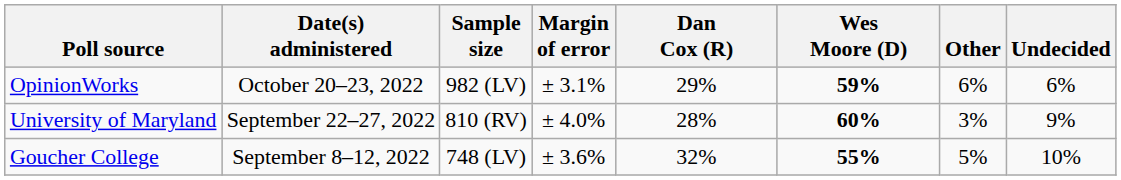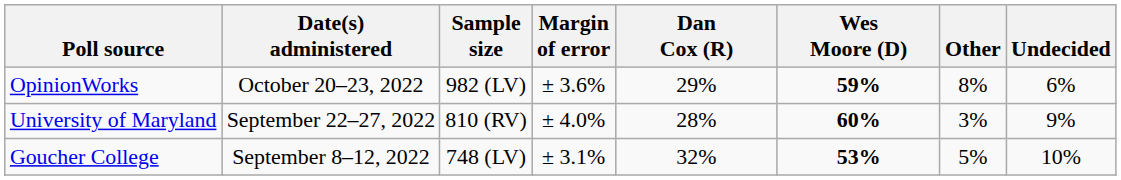(574, 84) ± 3.1% -> (574, 84) ± 3.6%
(973, 84) 6% -> (973, 84) 8%
(574, 157) ± 3.6% -> (574, 157) ± 3.1%
(859, 157) 55% -> (859, 157) 53%
